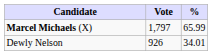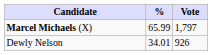columns swapped: (164, 12) <-> (194, 12)
